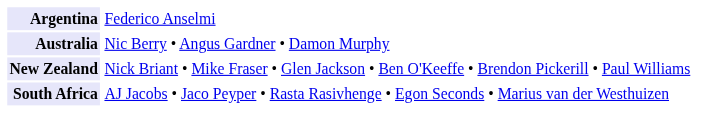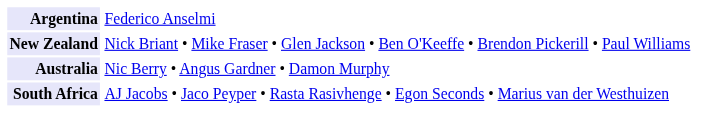rows swapped: (67, 43) <-> (54, 68)
